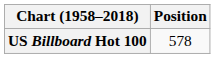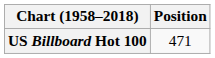(180, 41) 578 -> (180, 41) 471
